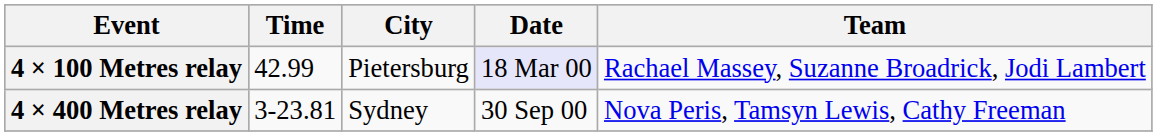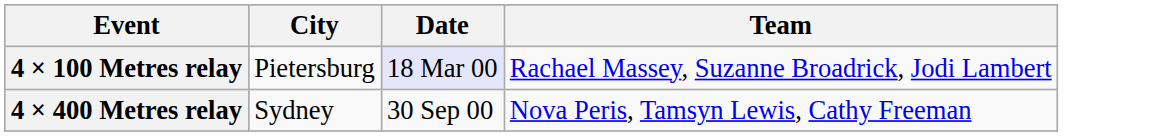- column: (295, 25)
